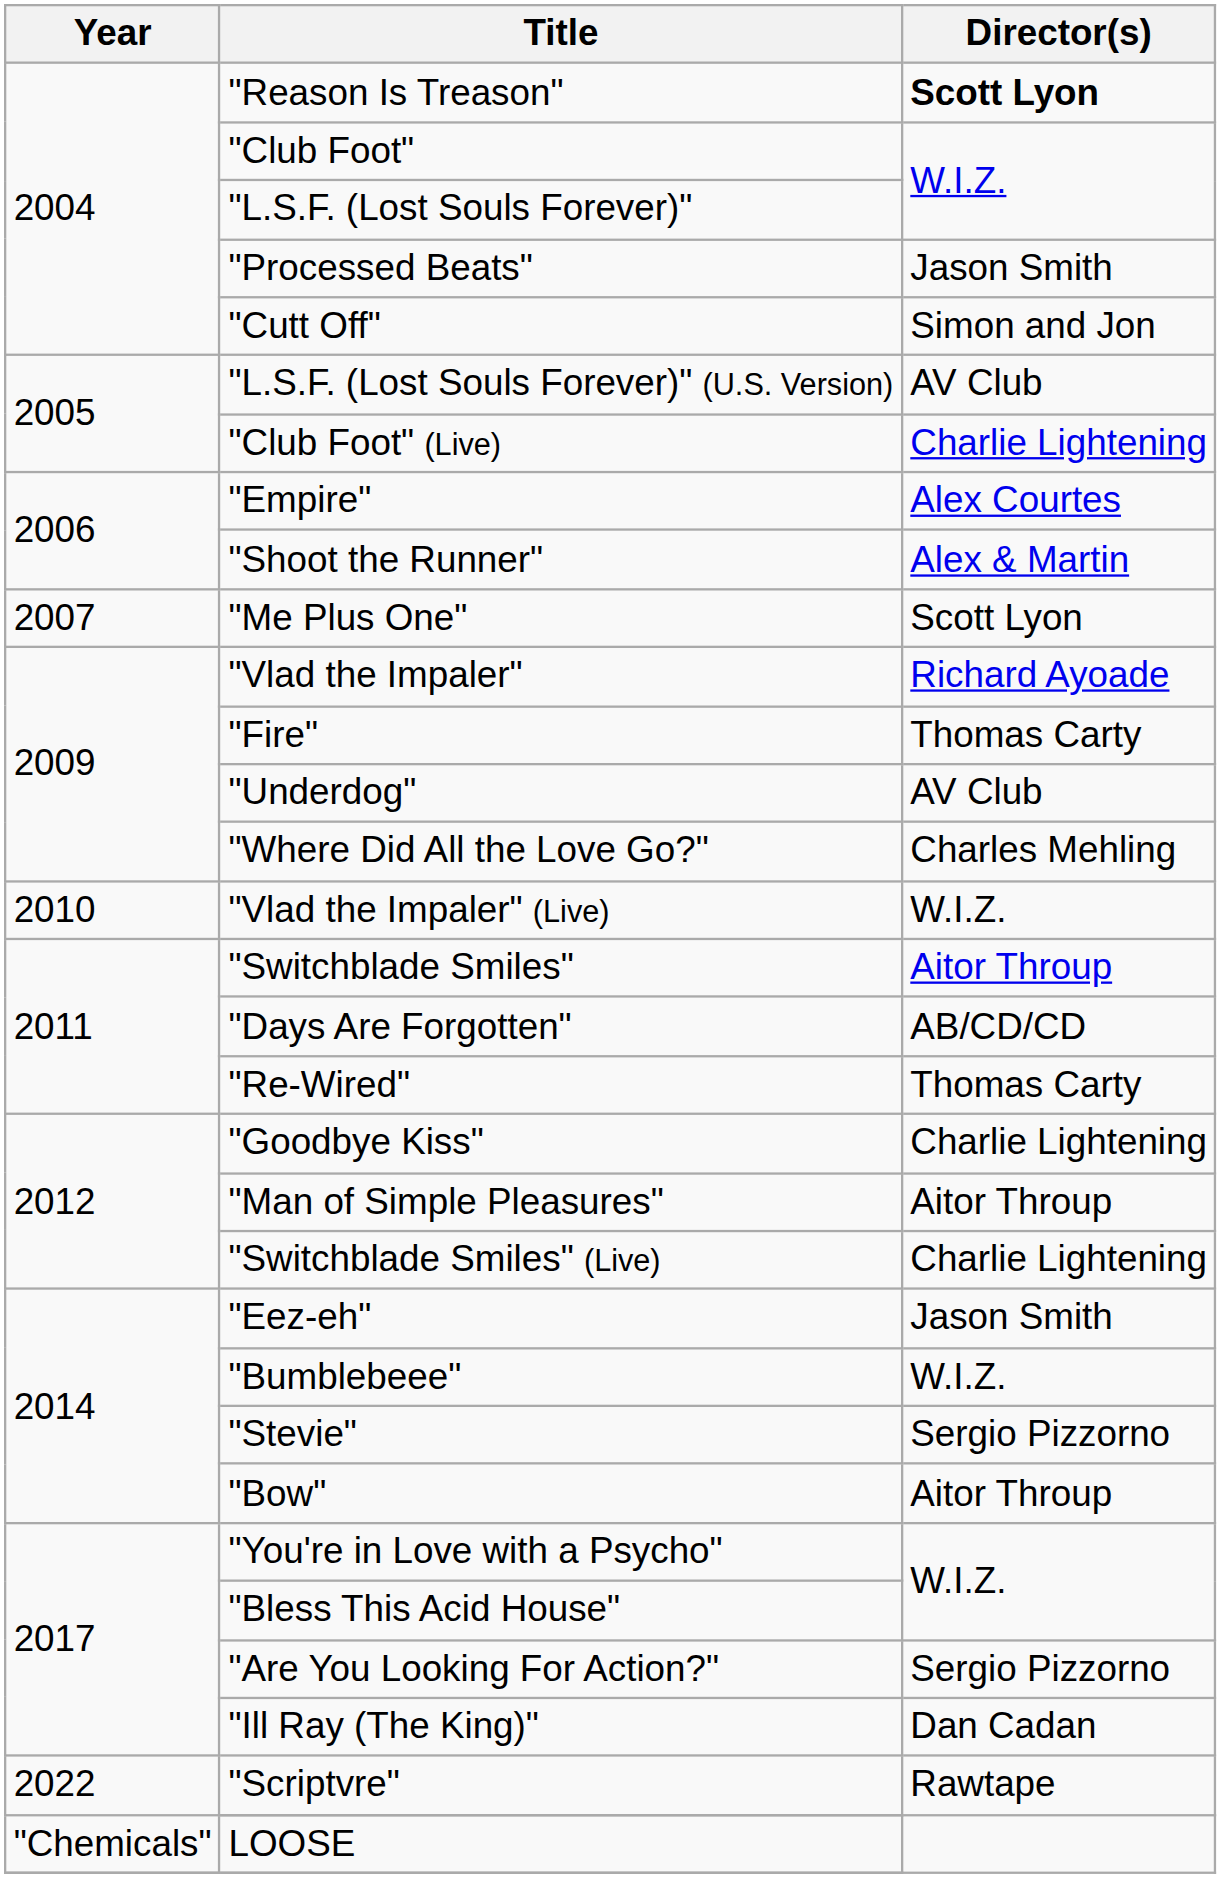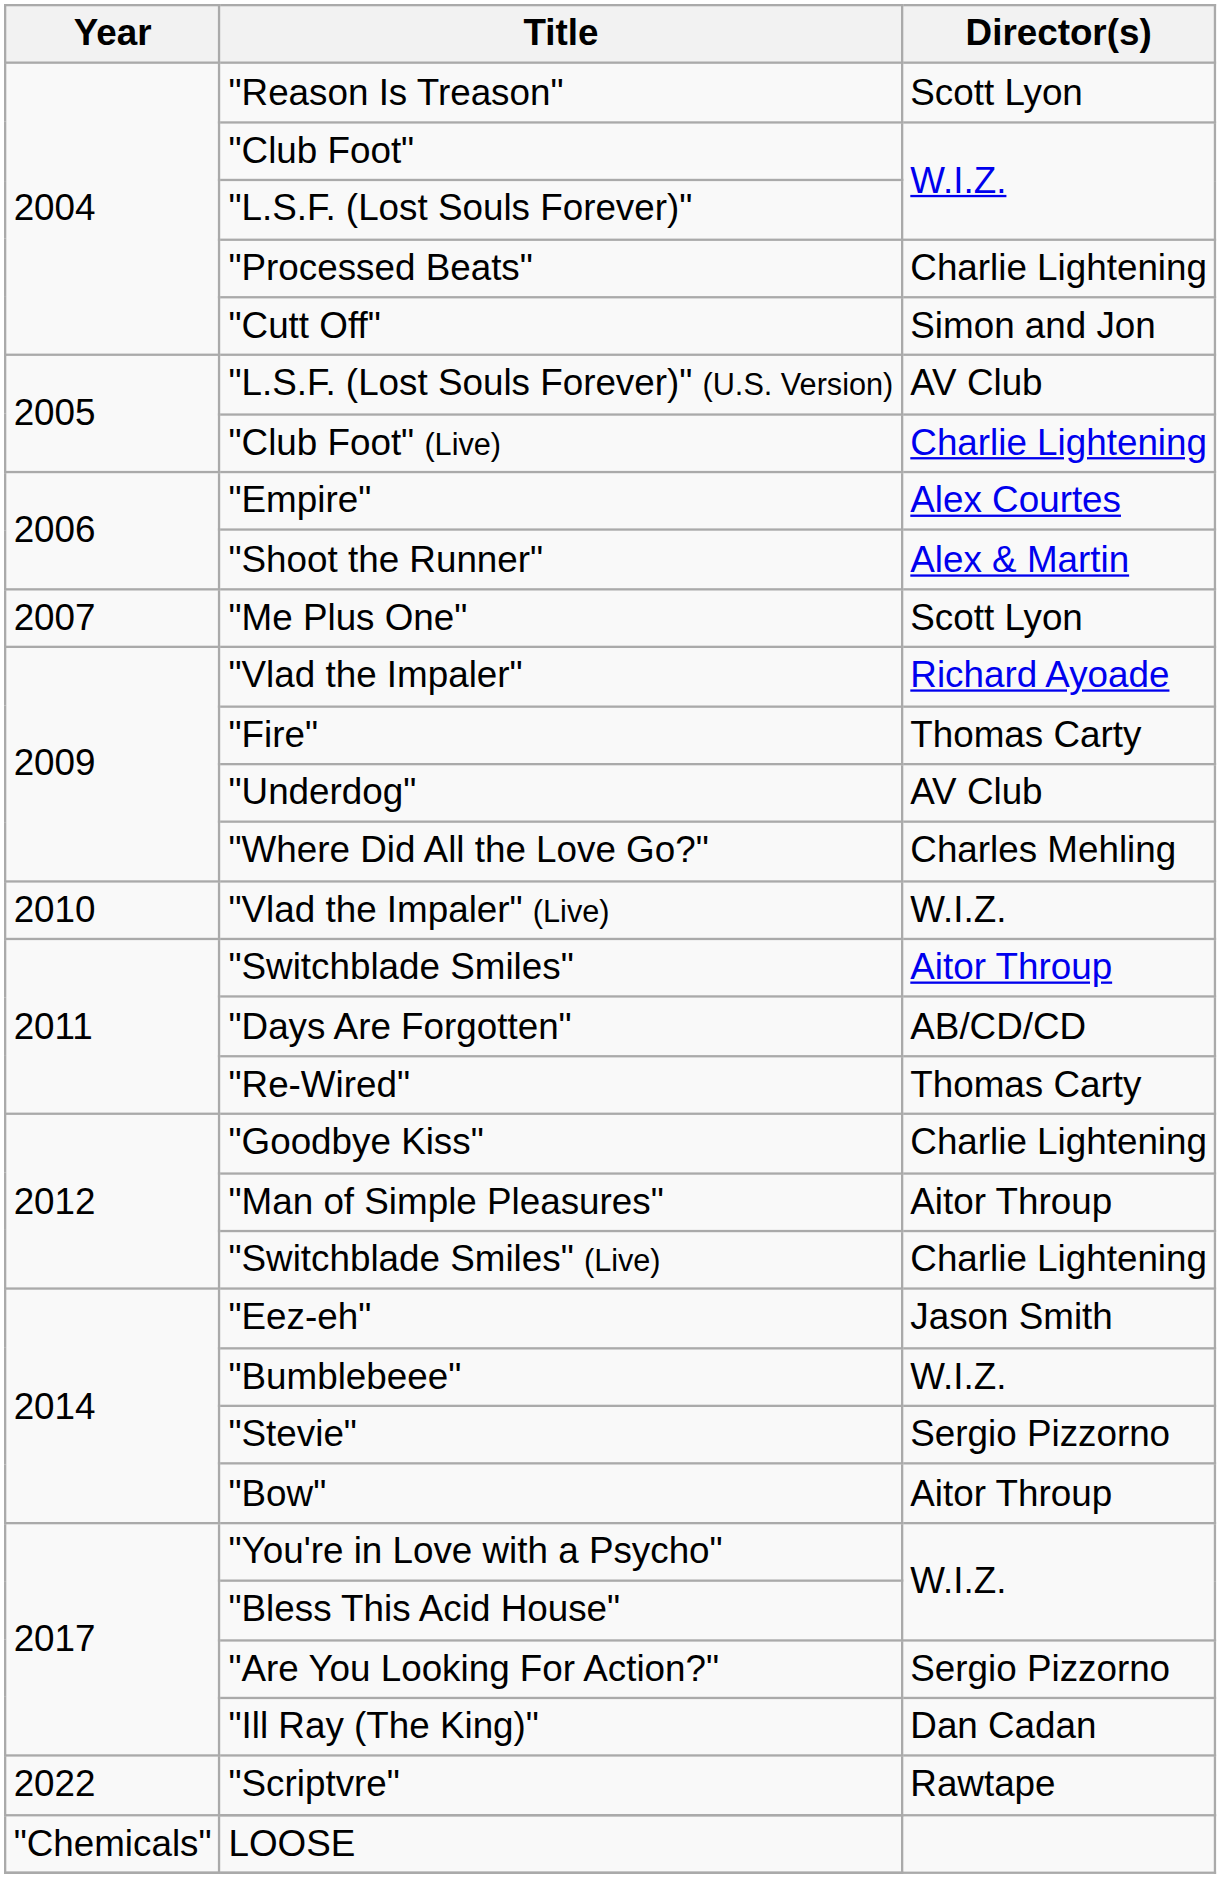(1005, 92) bold -> (997, 92) normal
(1012, 267) Jason Smith -> (1059, 267) Charlie Lightening
